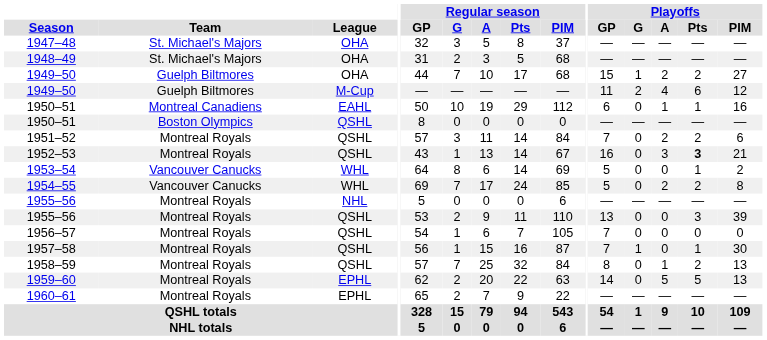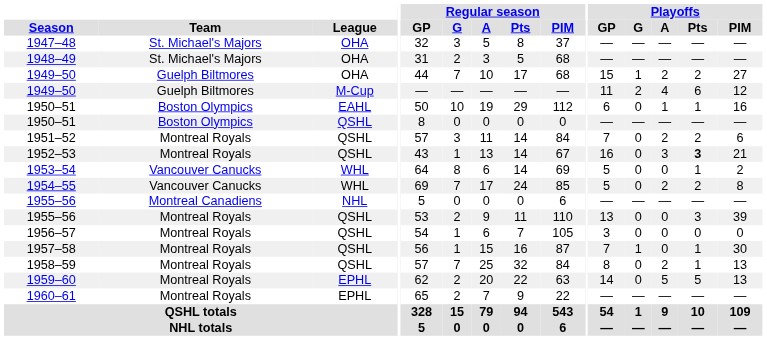(205, 106) Montreal Canadiens -> (205, 106) Boston Olympics
(205, 201) Montreal Royals -> (205, 201) Montreal Canadiens
(607, 233) 7 -> (607, 233) 3
(665, 264) 1 -> (665, 264) 2
(698, 264) 2 -> (698, 264) 1
